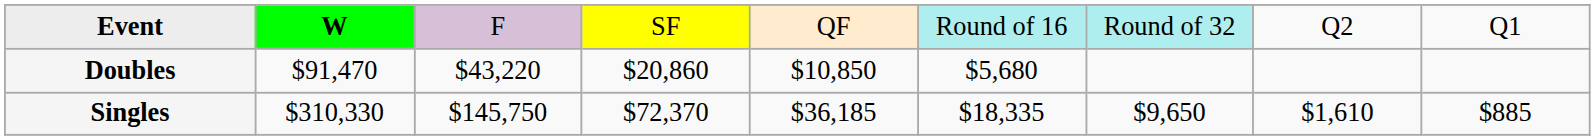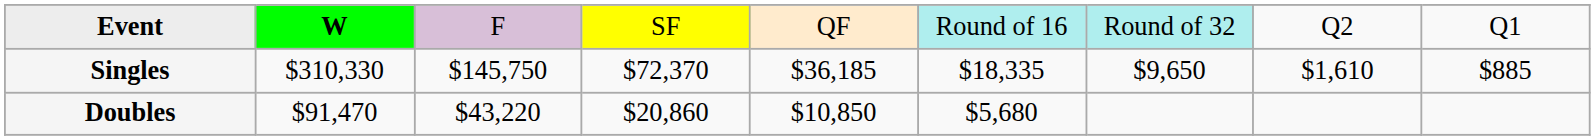rows swapped: (130, 113) <-> (130, 70)
